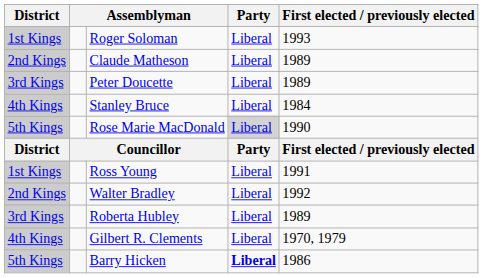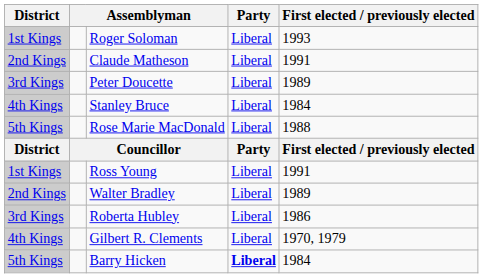(296, 60) 1989 -> (296, 60) 1991
(252, 127) lightgrey background -> (252, 127) no background
(296, 127) 1990 -> (296, 127) 1988
(296, 194) 1992 -> (296, 194) 1989
(296, 216) 1989 -> (296, 216) 1986
(296, 261) 1986 -> (296, 261) 1984
